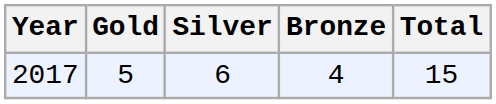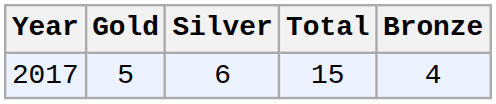columns swapped: (336, 28) <-> (441, 28)
